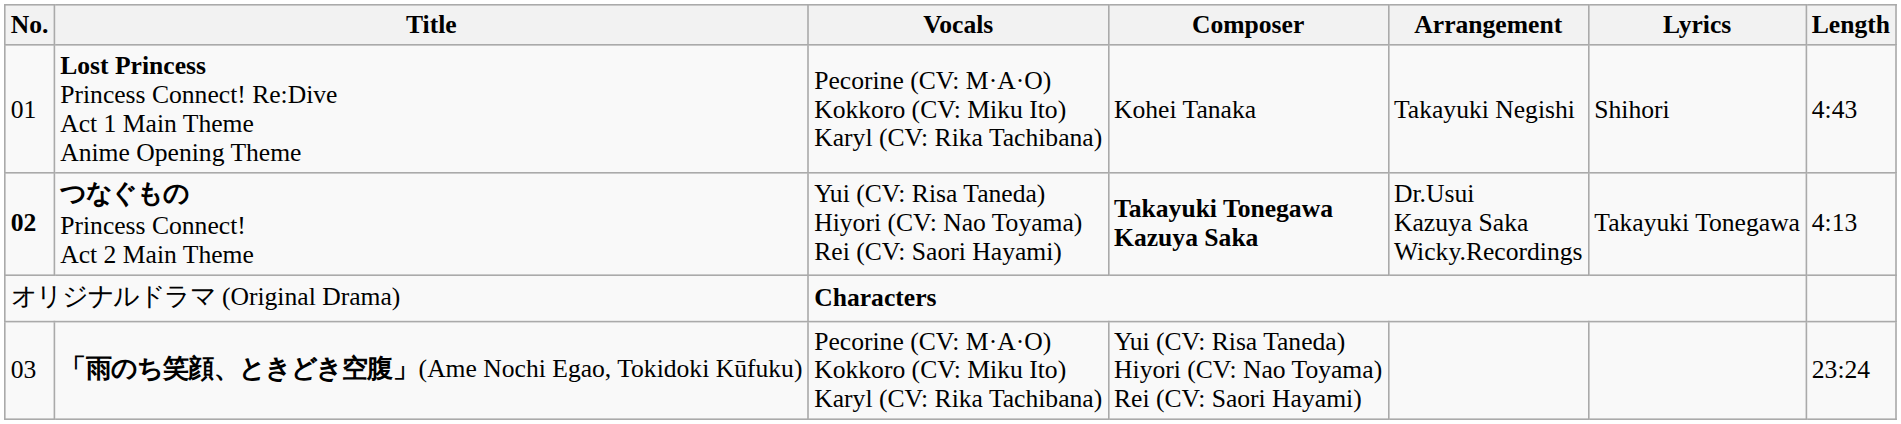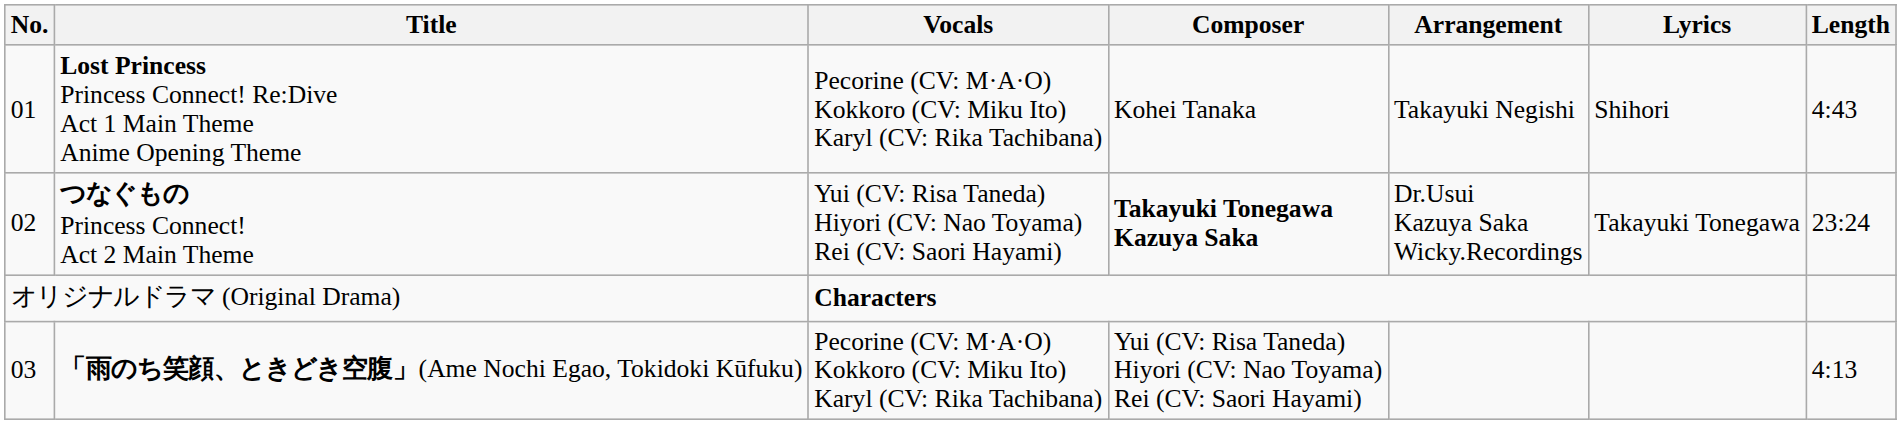(24, 223) bold -> (24, 223) normal
(1835, 223) 4:13 -> (1841, 223) 23:24
(1841, 369) 23:24 -> (1835, 369) 4:13
